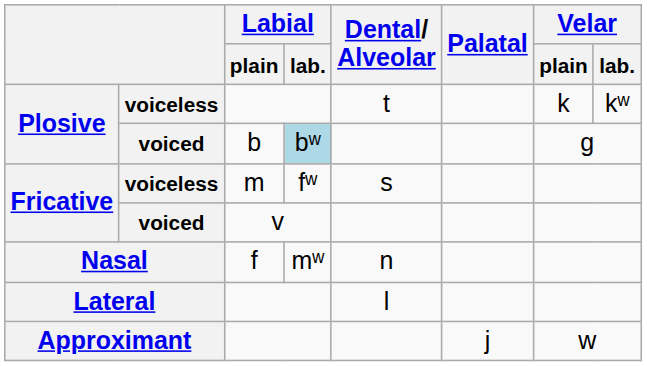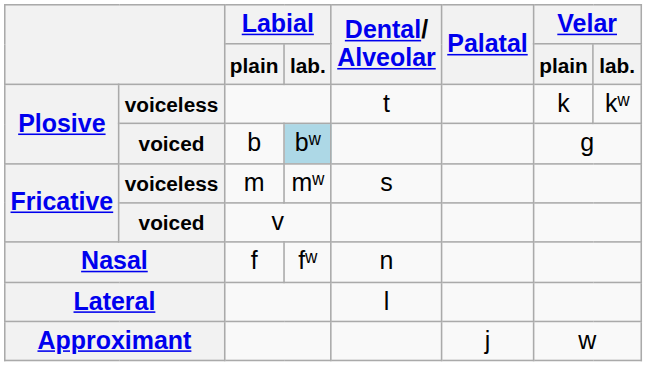(308, 182) fʷ -> (308, 182) mʷ
(308, 261) mʷ -> (308, 261) fʷ
